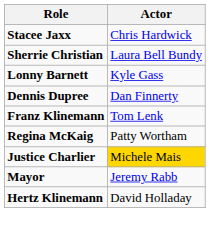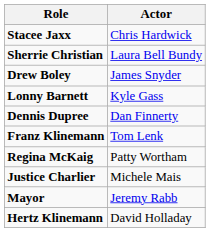+ row: (39, 75)
(146, 156) gold background -> (146, 177) no background
